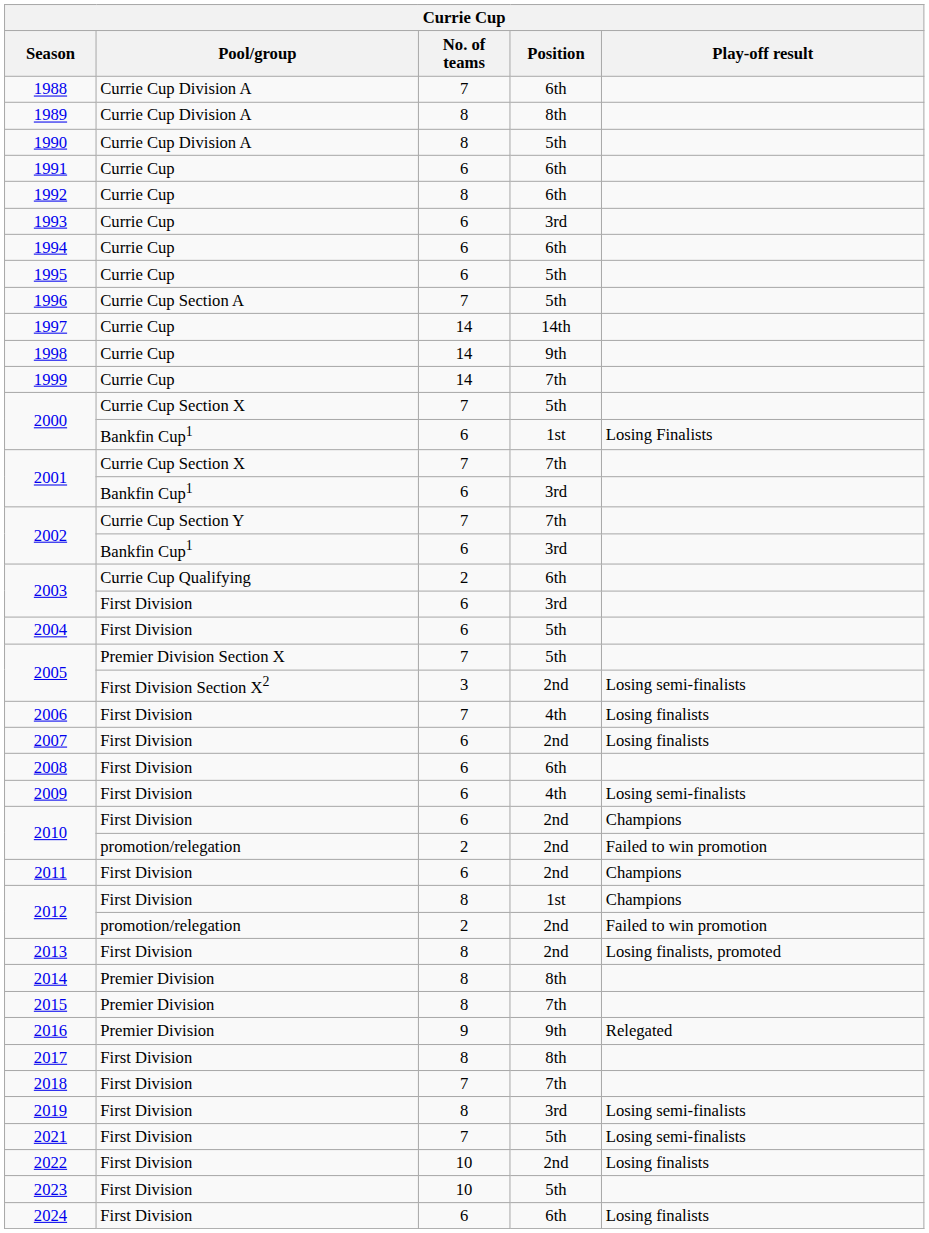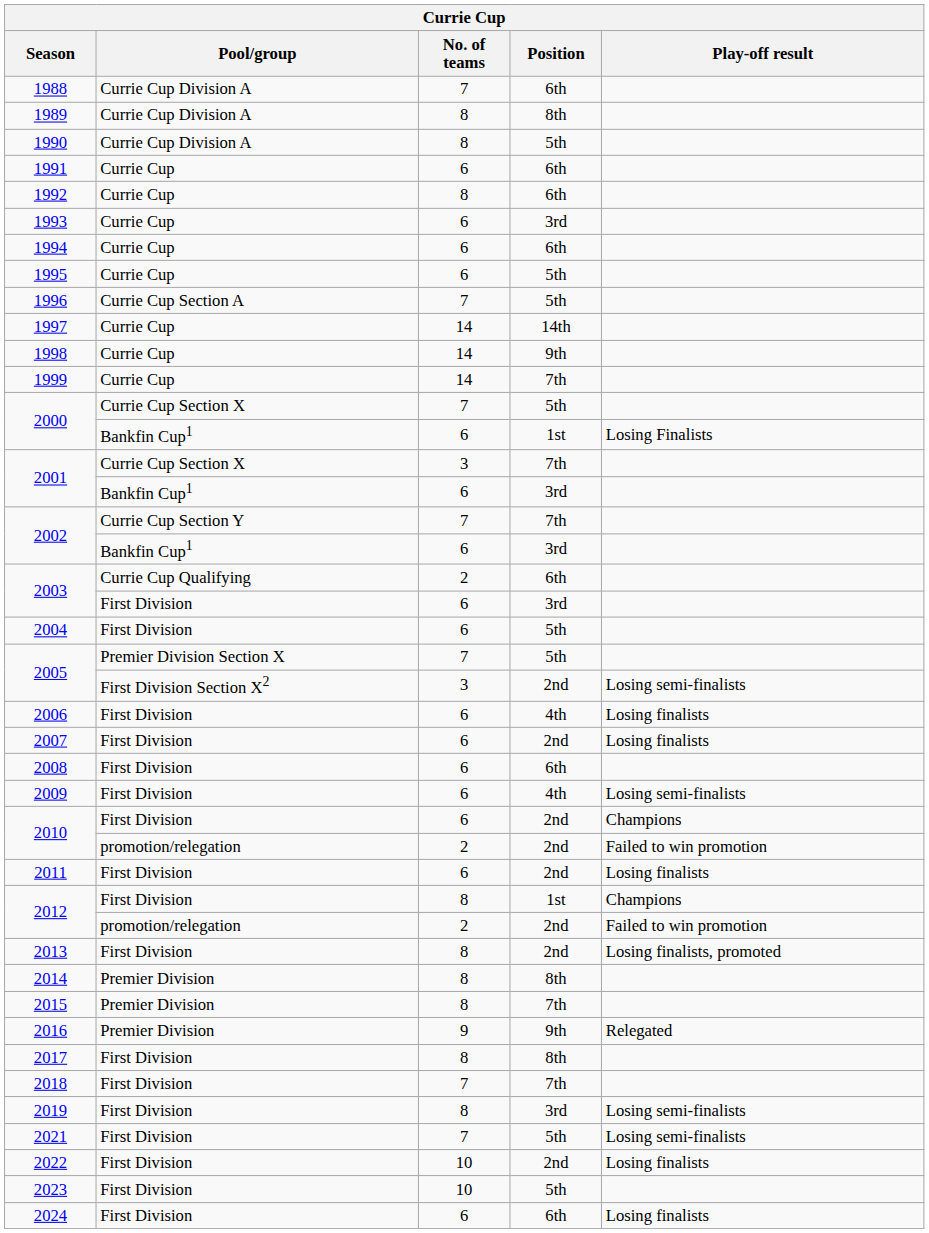(464, 463) 7 -> (464, 463) 3
(464, 714) 7 -> (464, 714) 6
(644, 872) Champions -> (657, 872) Losing finalists
